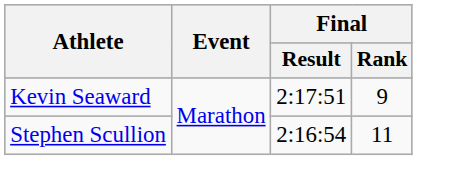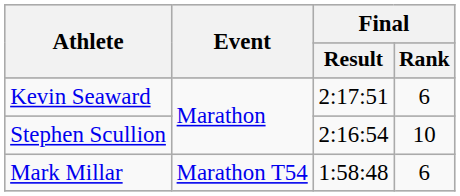(382, 97) 9 -> (424, 97) 6
(382, 135) 11 -> (424, 135) 10
+ row: (66, 172)
